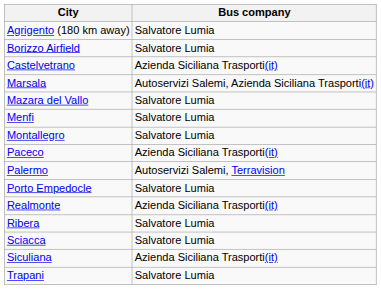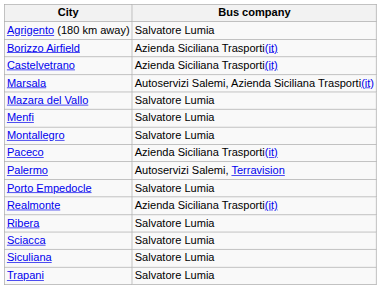(175, 48) Salvatore Lumia -> (206, 48) Azienda Siciliana Trasporti(it)
(206, 258) Azienda Siciliana Trasporti(it) -> (175, 258) Salvatore Lumia
